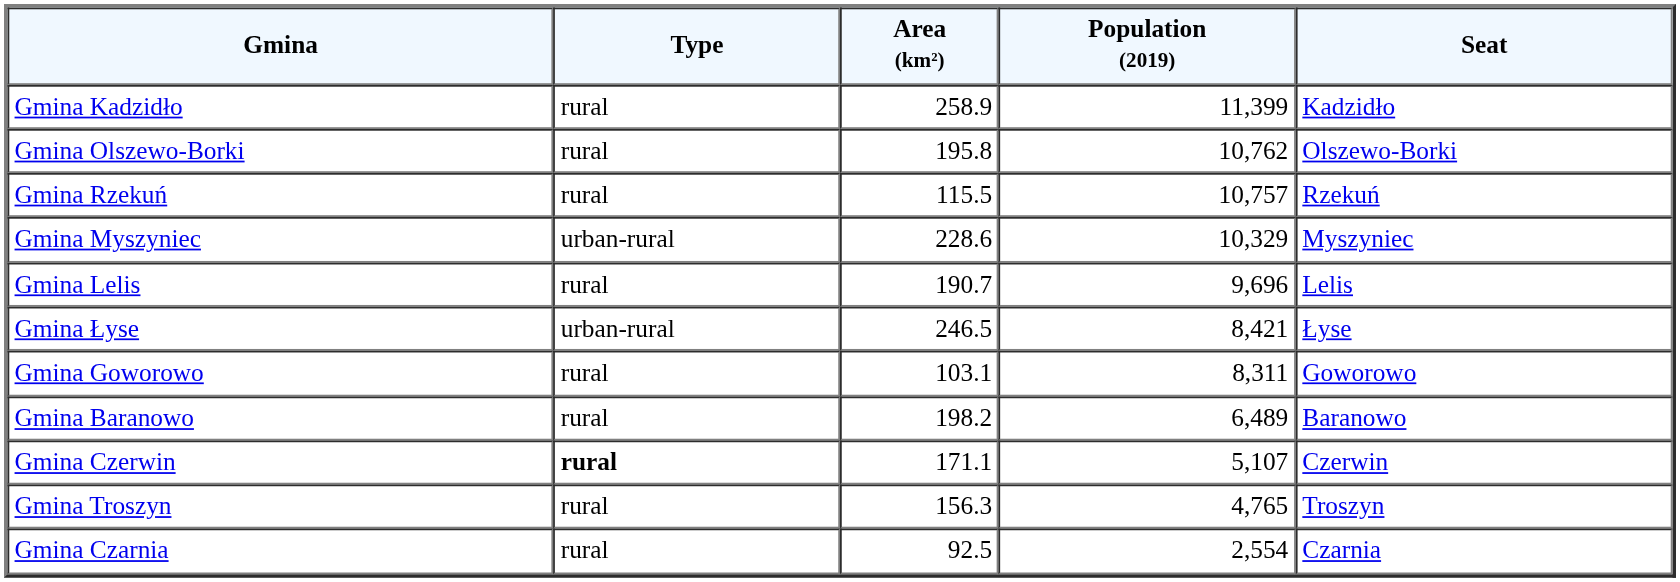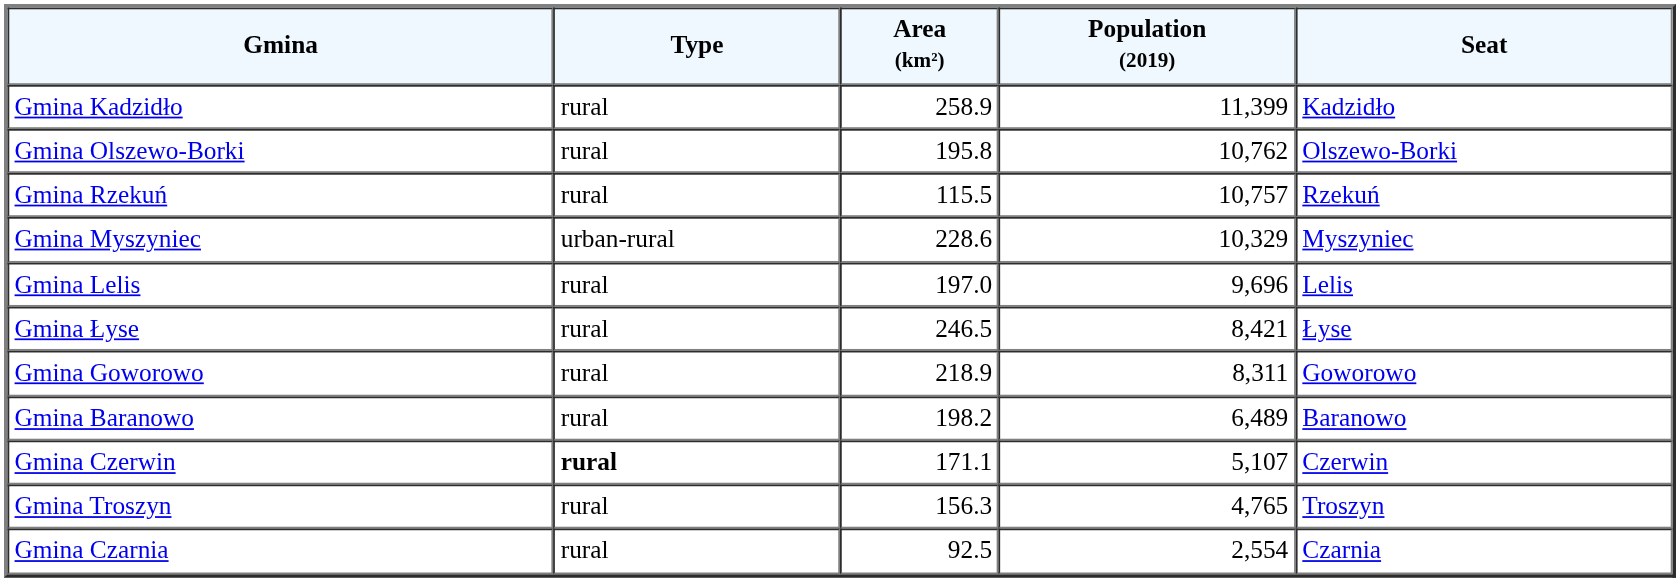(964, 283) 190.7 -> (964, 283) 197.0
(618, 328) urban-rural -> (585, 328) rural
(964, 372) 103.1 -> (964, 372) 218.9
